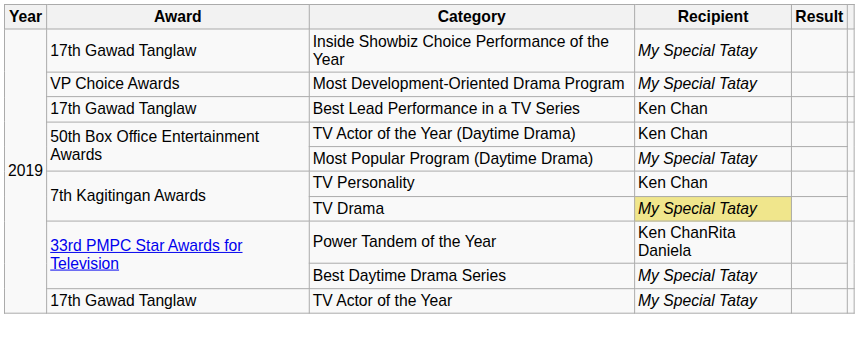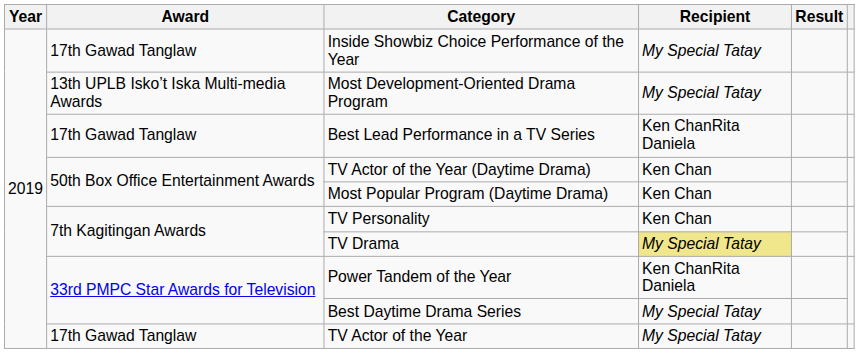(115, 84) VP Choice Awards -> (168, 93) 13th UPLB Isko’t Iska Multi-media Awards
(673, 109) Ken Chan -> (691, 135) Ken ChanRita Daniela
(697, 158) My Special Tatay -> (677, 194) Ken Chan
